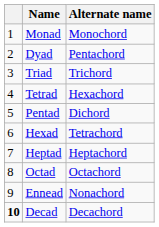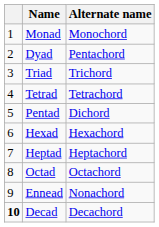(96, 93) Hexachord -> (96, 93) Tetrachord
(96, 133) Tetrachord -> (96, 133) Hexachord
